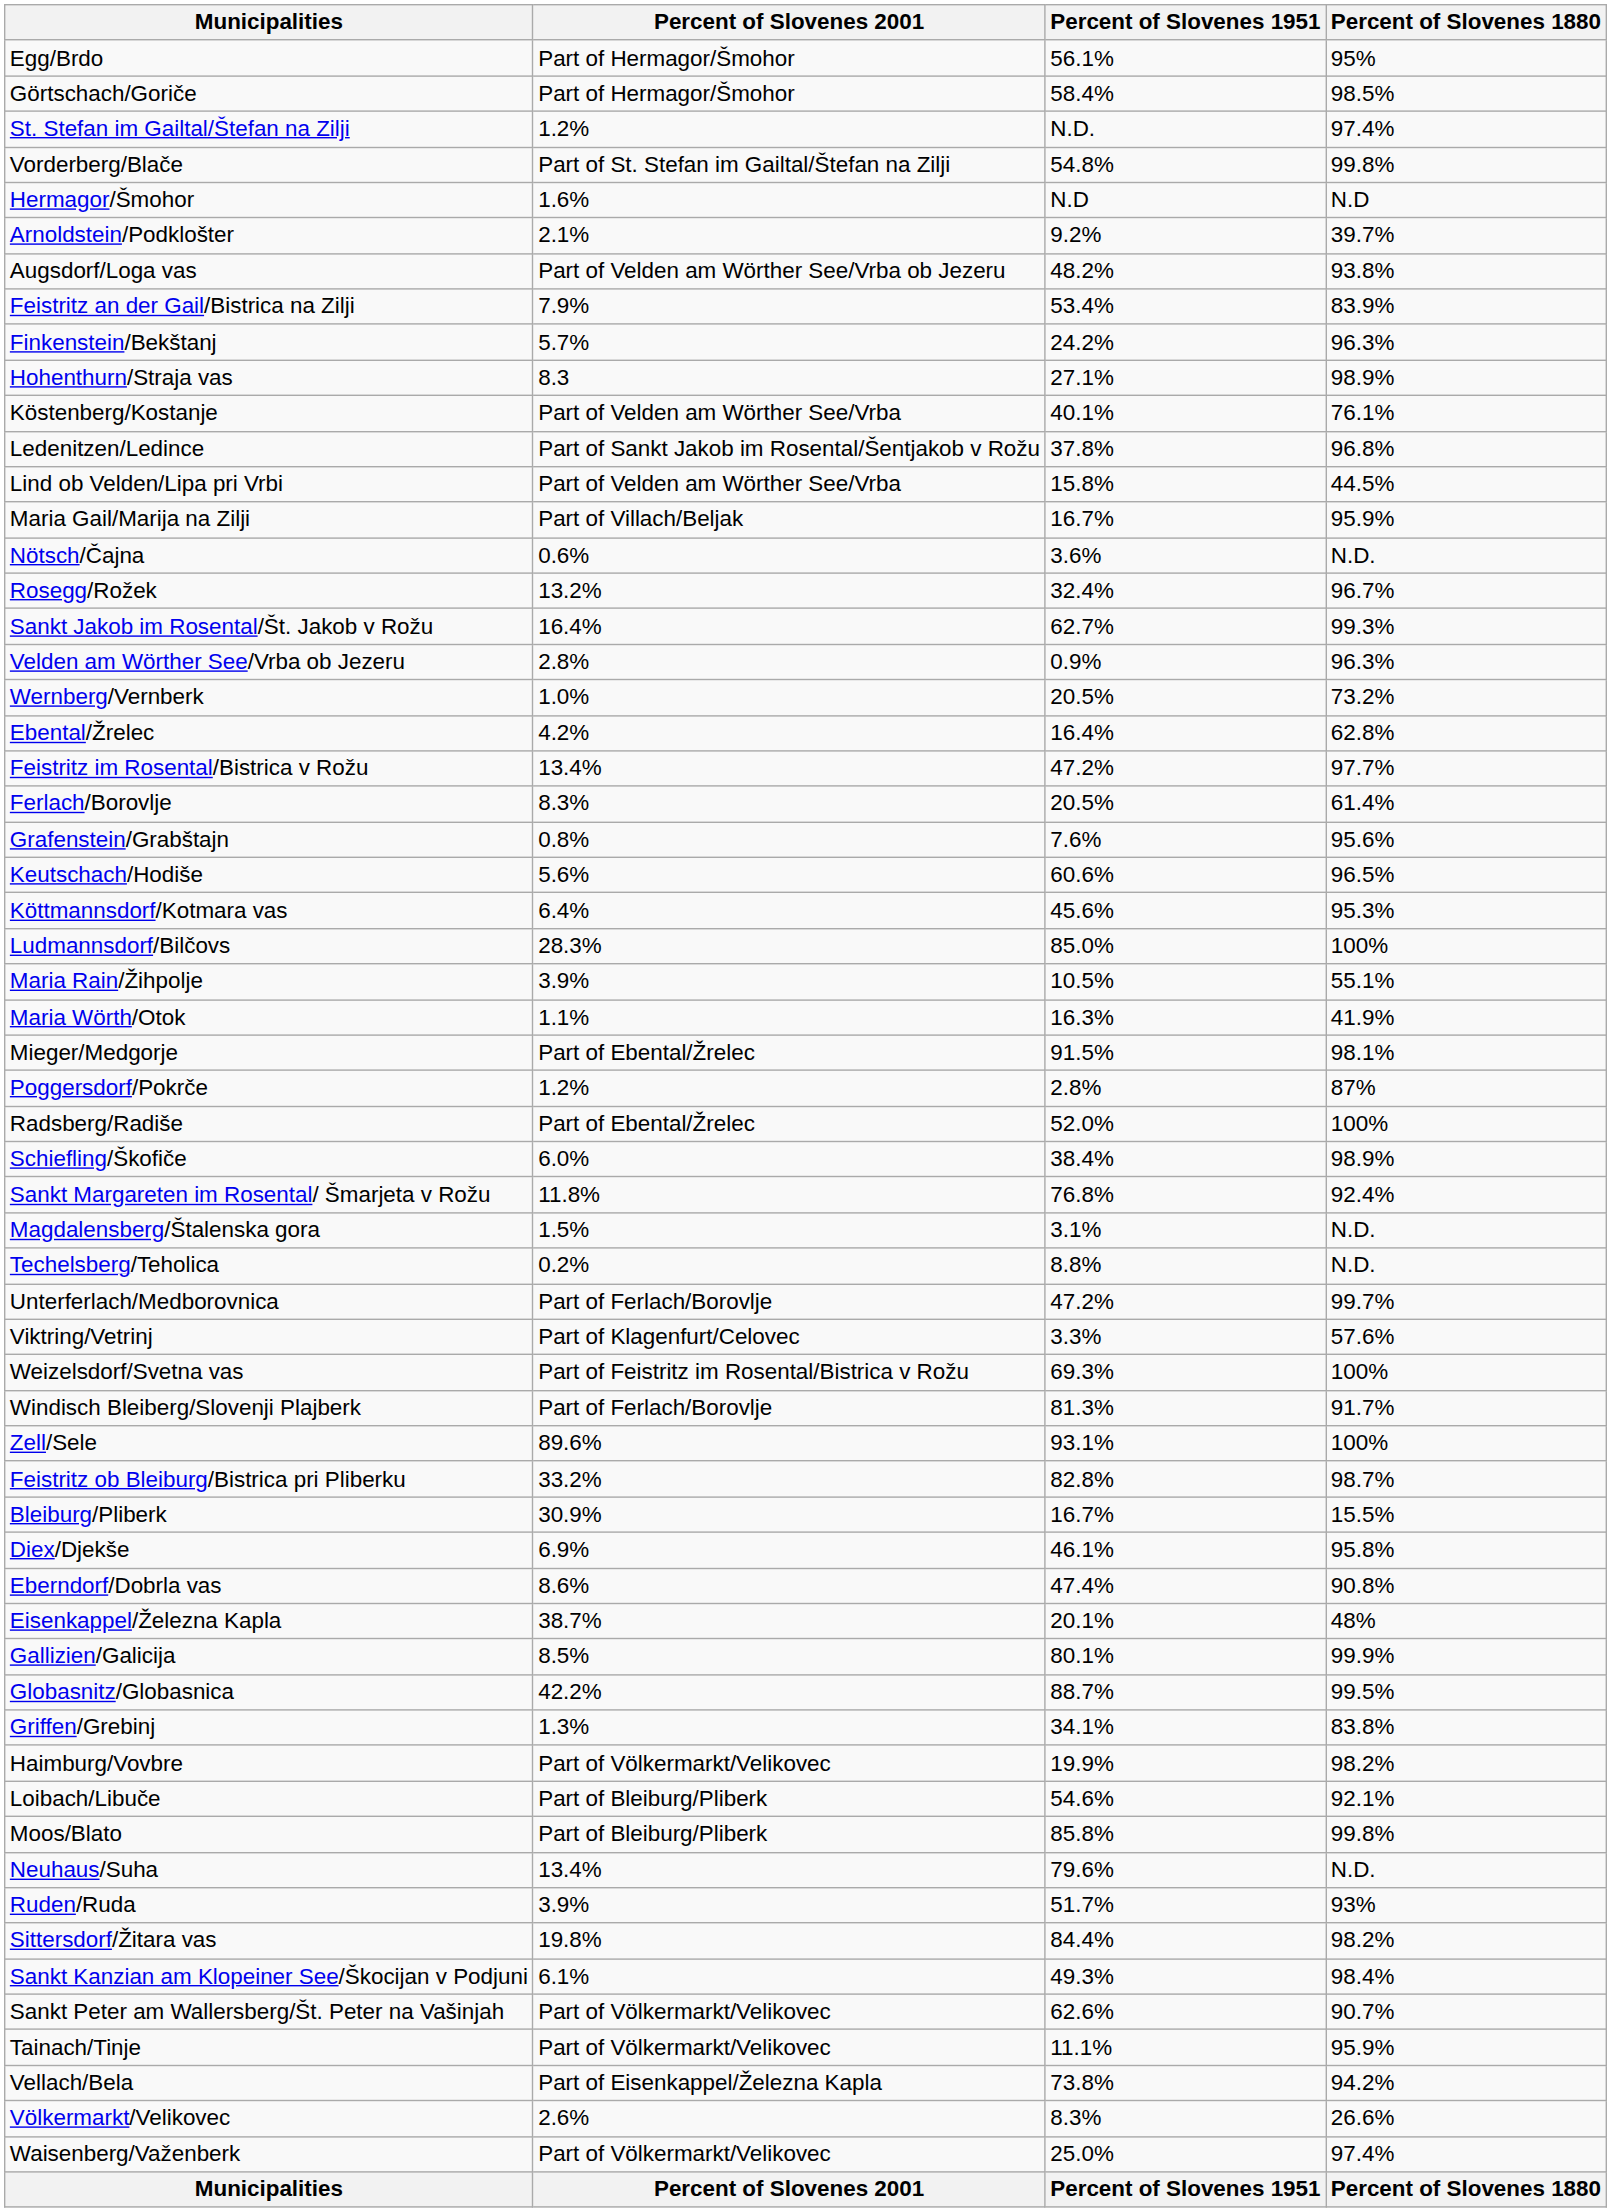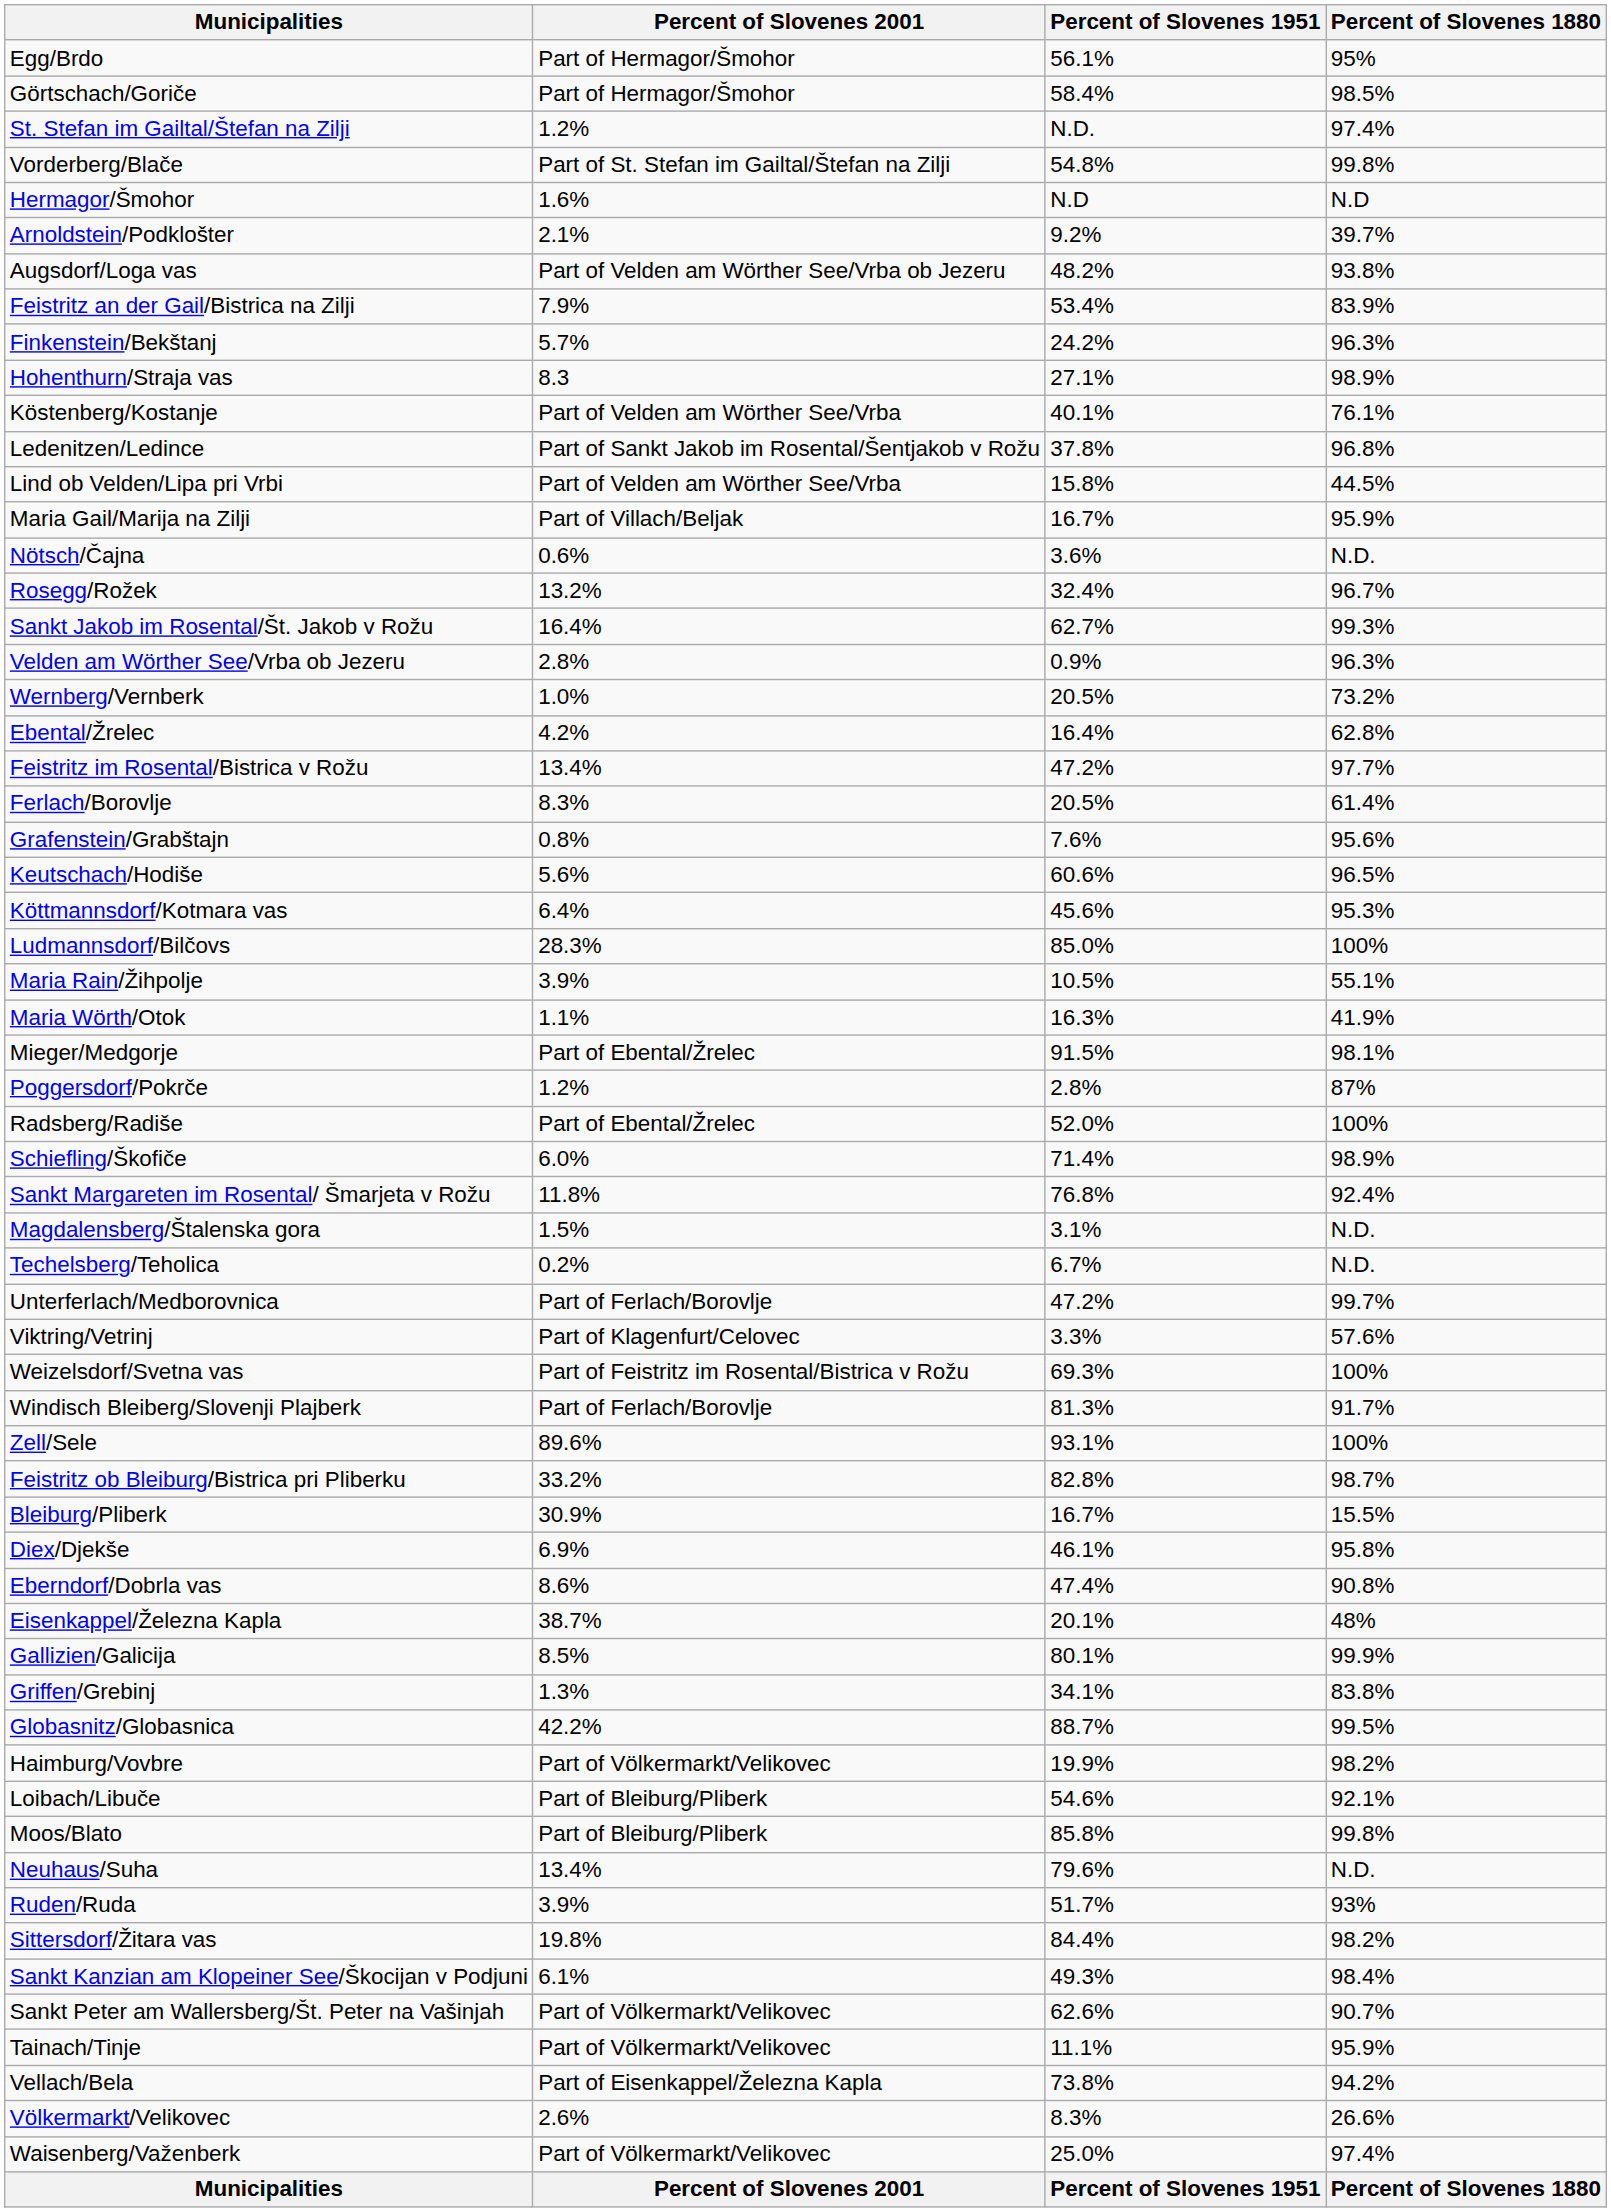(1082, 1159) 38.4% -> (1082, 1159) 71.4%
(1076, 1265) 8.8% -> (1076, 1265) 6.7%
rows swapped: (122, 1691) <-> (82, 1727)
